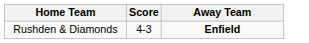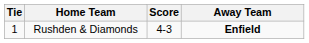+ column: (14, 13)
